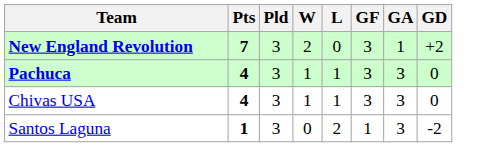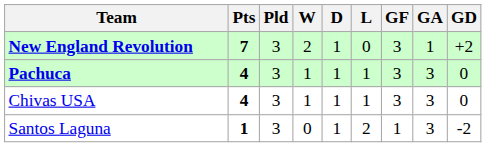+ column: (337, 18)
